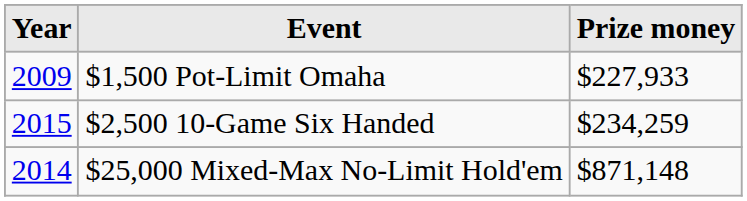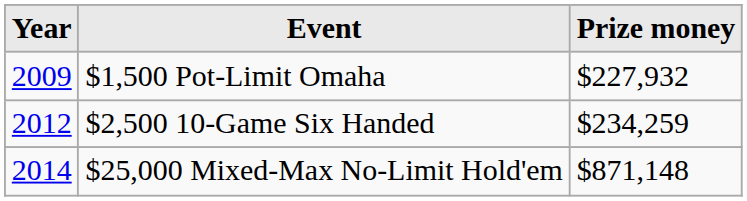(633, 75) $227,933 -> (633, 75) $227,932
(42, 123) 2015 -> (42, 123) 2012
